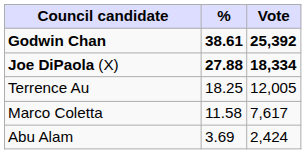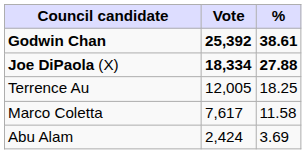columns swapped: (274, 16) <-> (224, 16)
